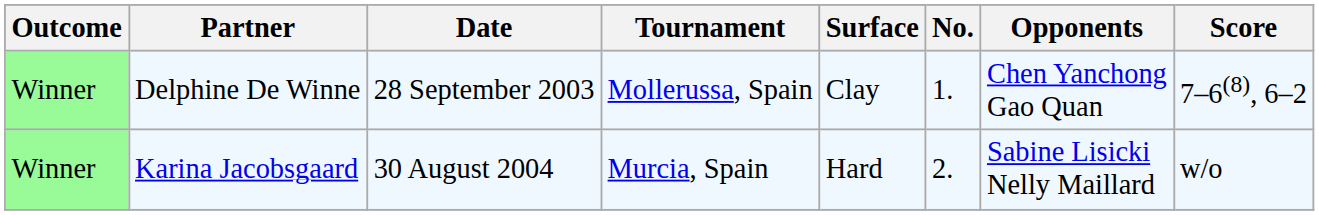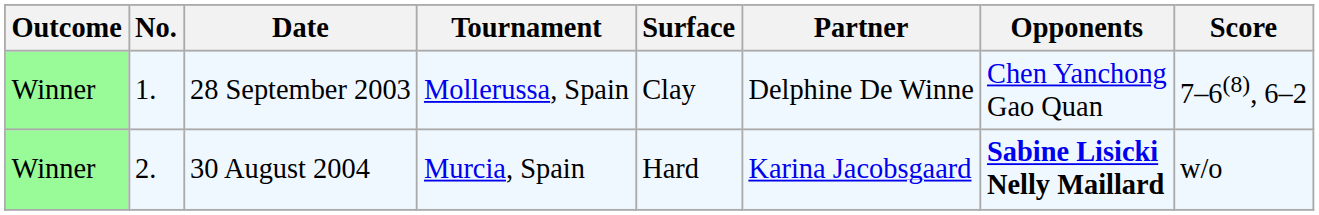columns swapped: (953, 27) <-> (248, 27)
(1071, 168) normal -> (1076, 168) bold
